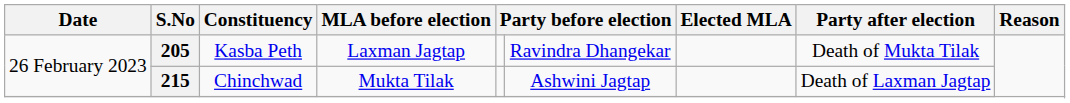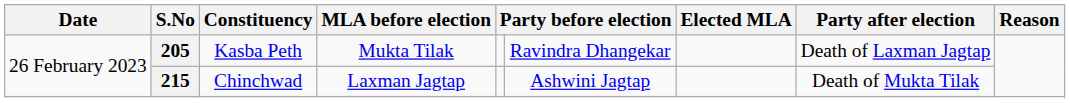(406, 50) Laxman Jagtap -> (406, 50) Mukta Tilak
(896, 50) Death of Mukta Tilak -> (896, 50) Death of Laxman Jagtap
(406, 81) Mukta Tilak -> (406, 81) Laxman Jagtap
(896, 81) Death of Laxman Jagtap -> (896, 81) Death of Mukta Tilak
